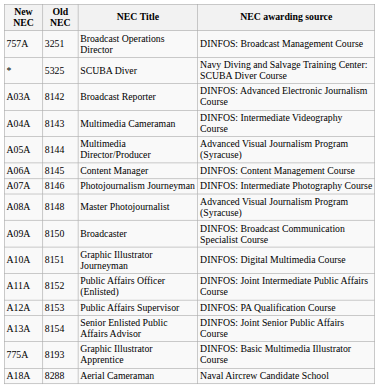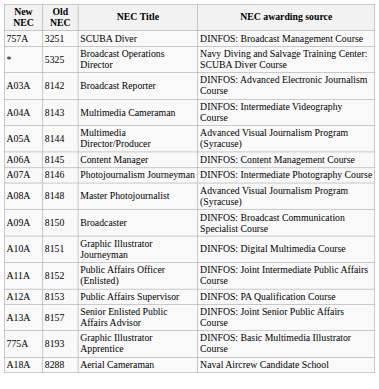(122, 44) Broadcast Operations Director -> (109, 38) SCUBA Diver
(109, 70) SCUBA Diver -> (122, 59) Broadcast Operations Director
(55, 328) 8154 -> (55, 317) 8157
